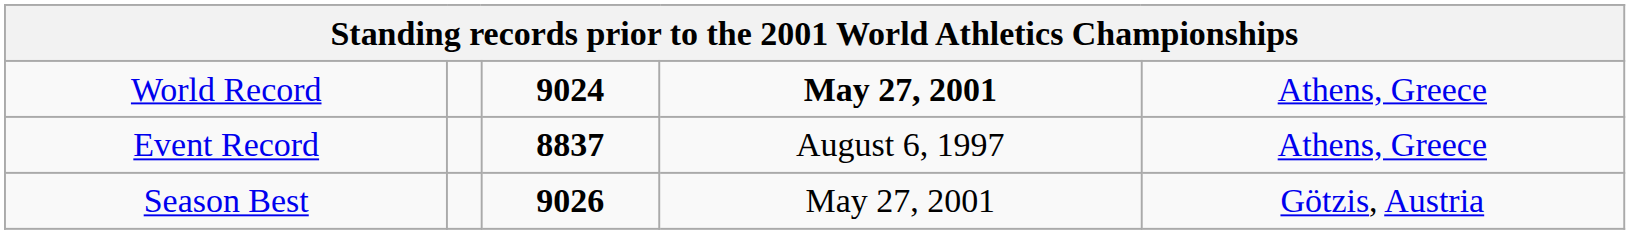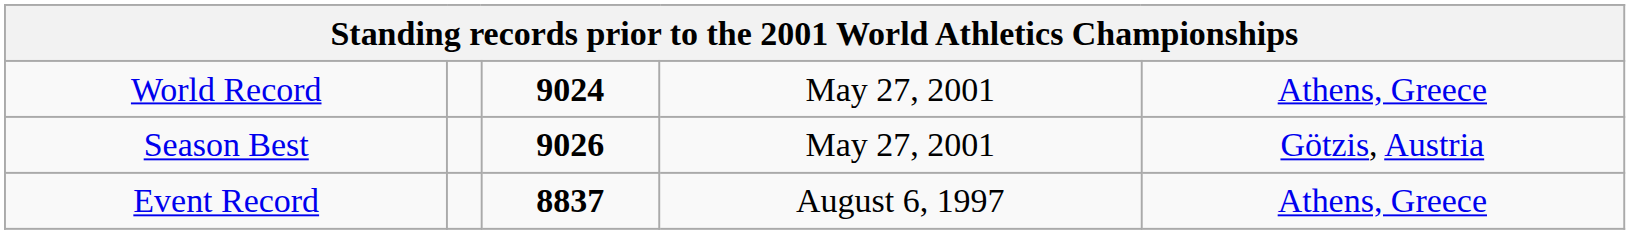(900, 88) bold -> (900, 88) normal
rows swapped: (226, 144) <-> (226, 200)
